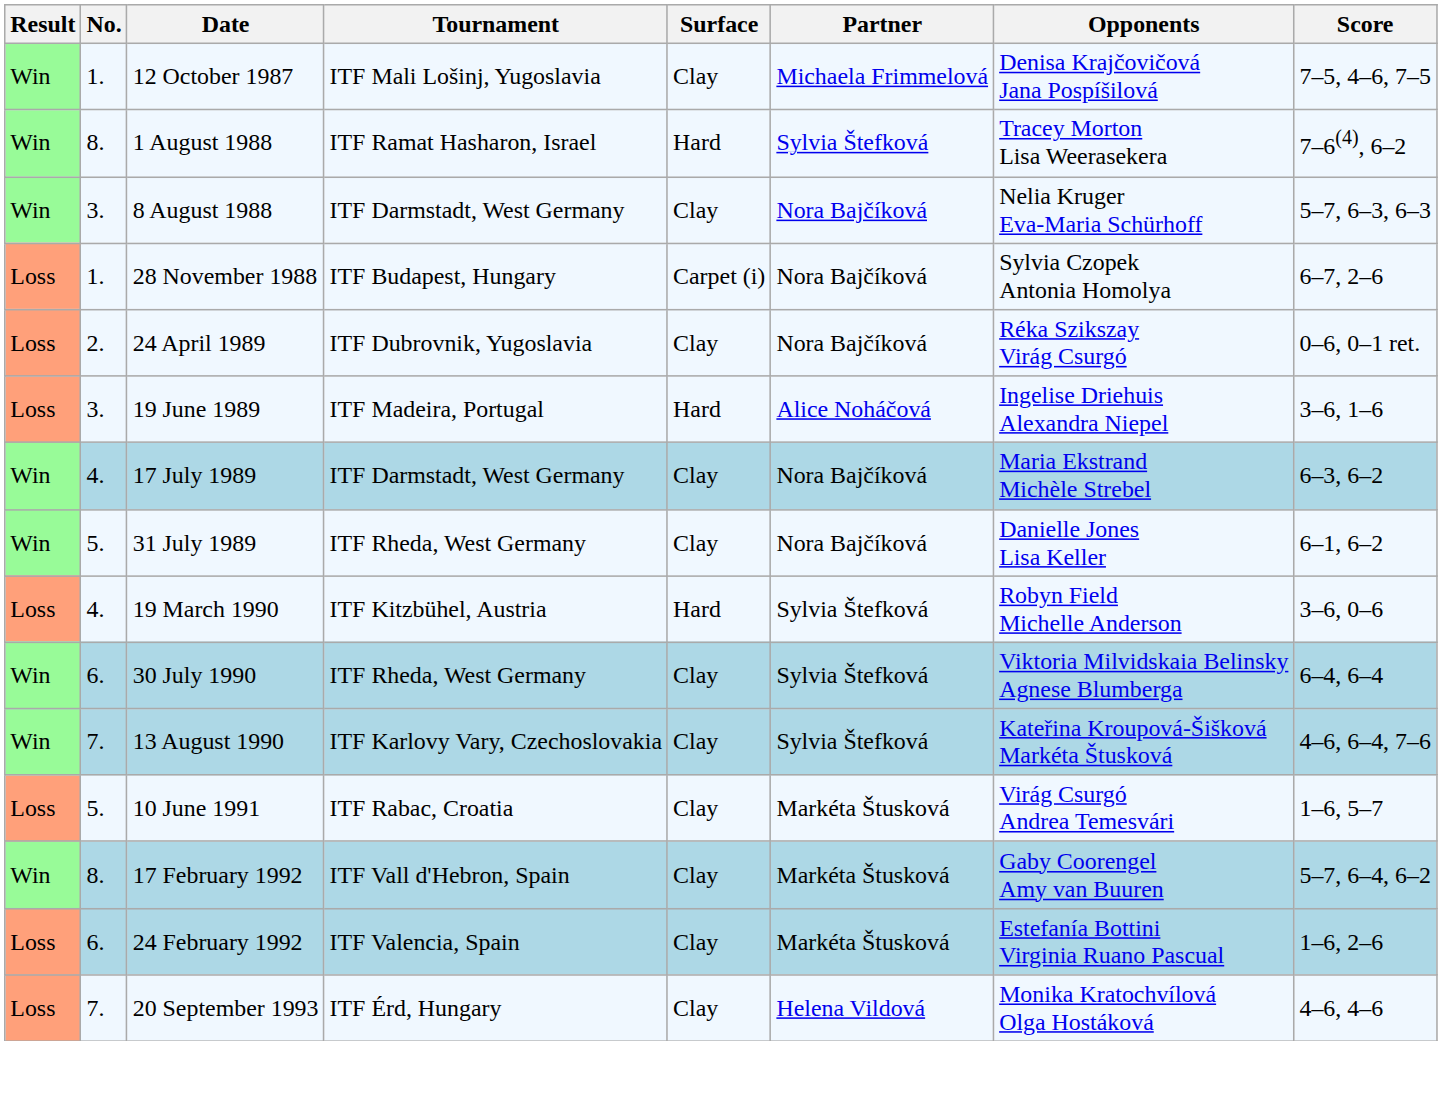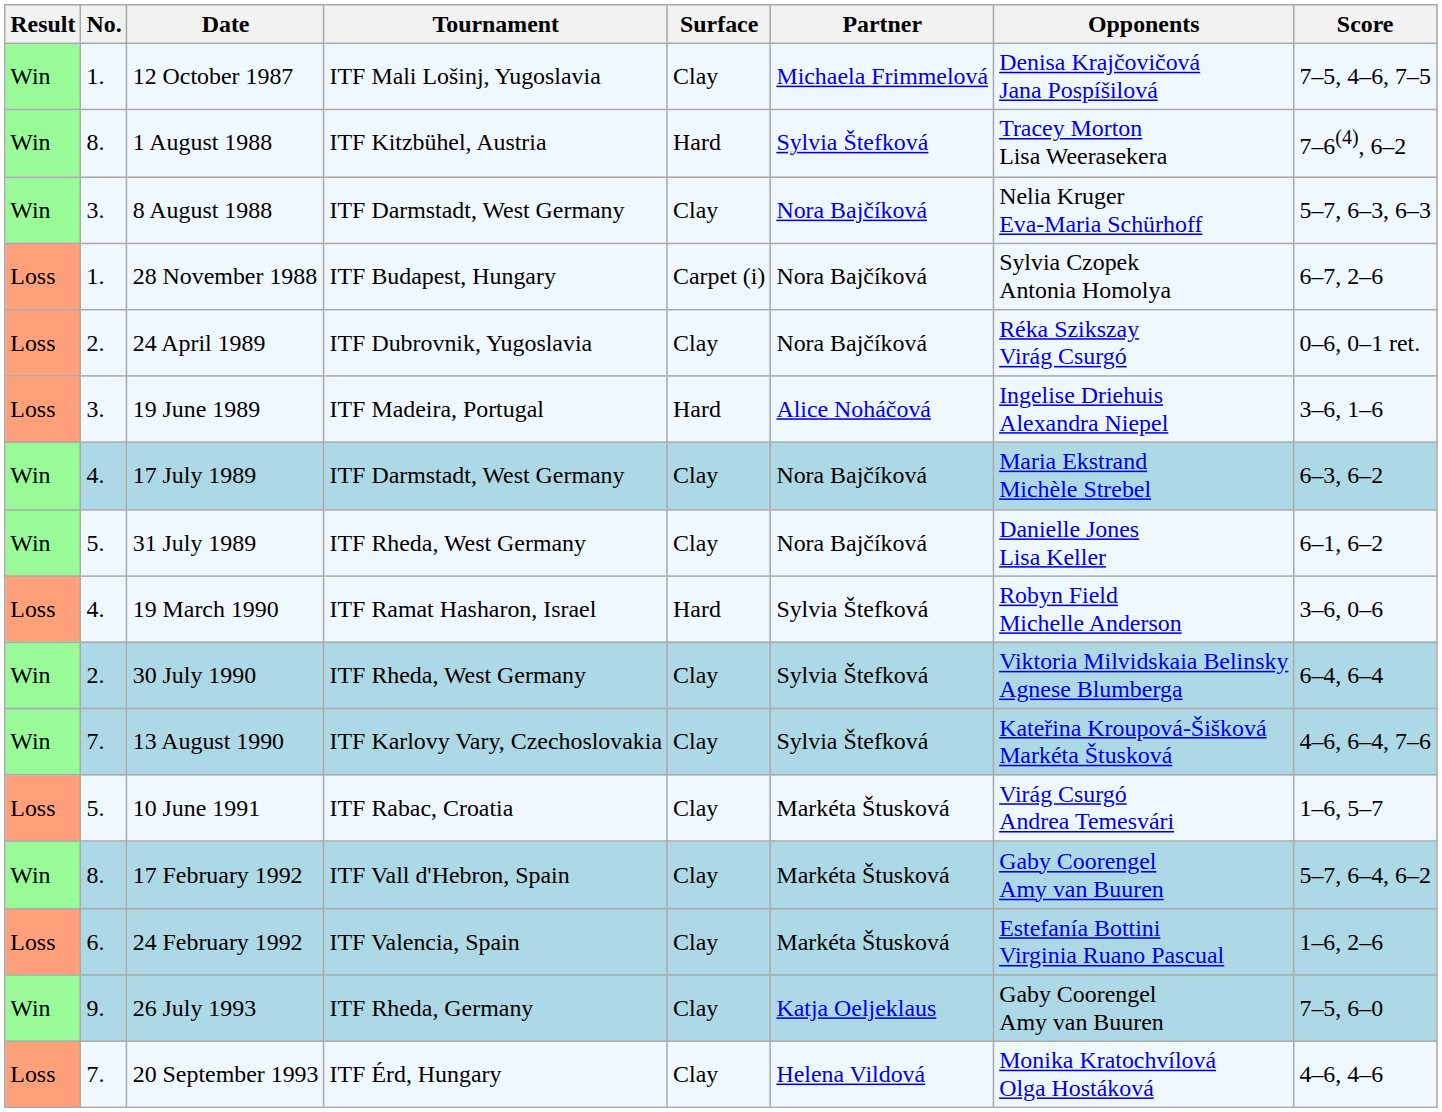(463, 142) ITF Ramat Hasharon, Israel -> (438, 142) ITF Kitzbühel, Austria
(438, 608) ITF Kitzbühel, Austria -> (463, 608) ITF Ramat Hasharon, Israel
(95, 674) 6. -> (95, 674) 2.
+ row: (194, 1007)
